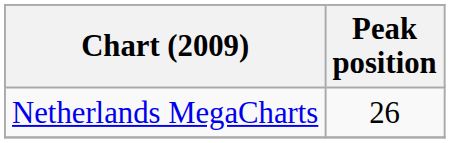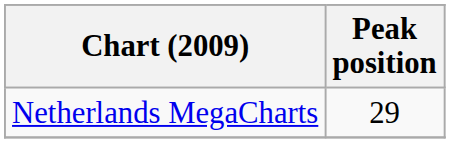(385, 112) 26 -> (385, 112) 29
